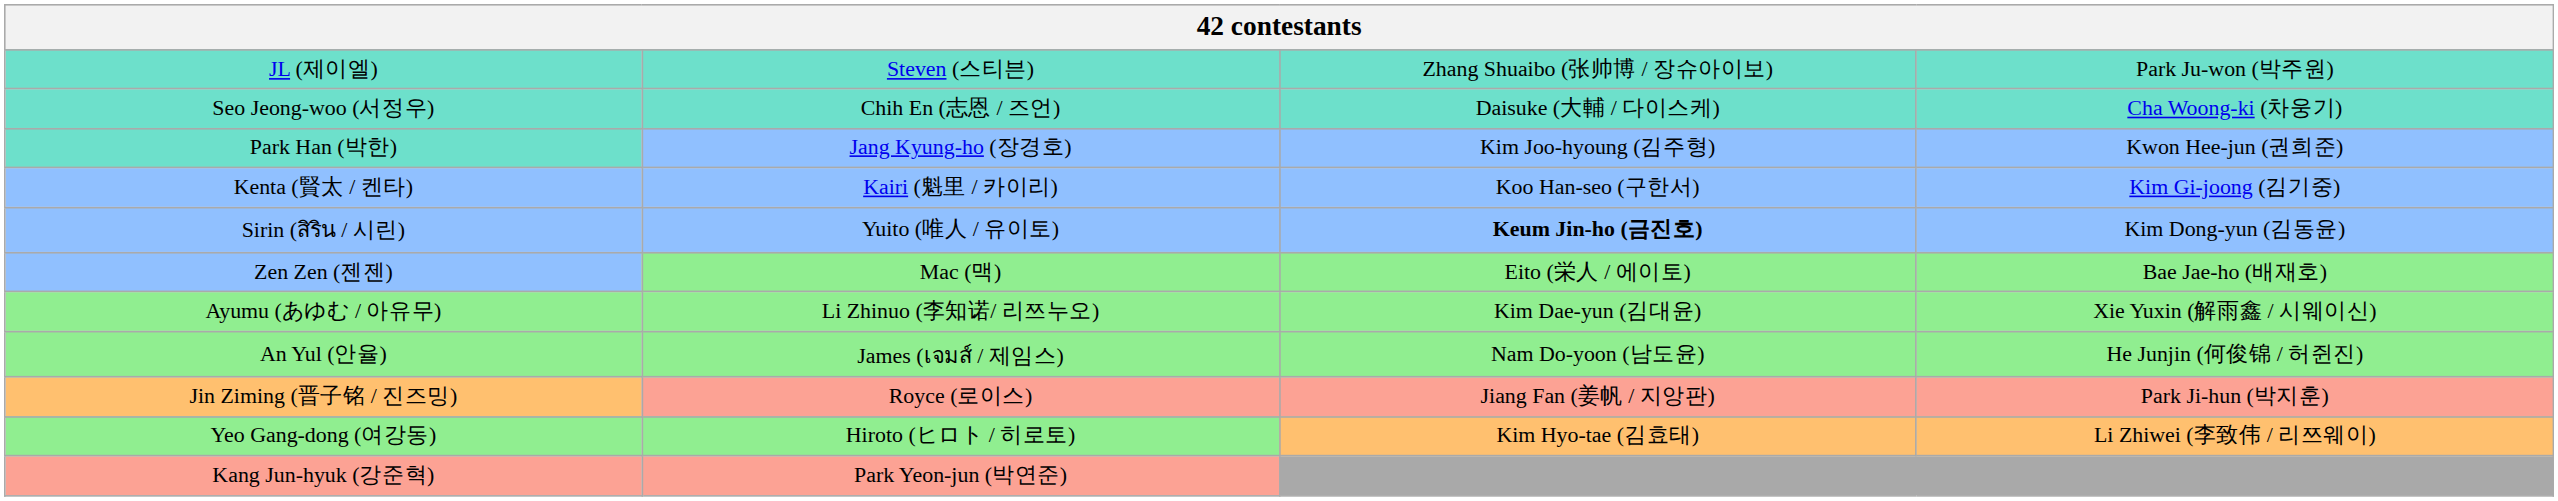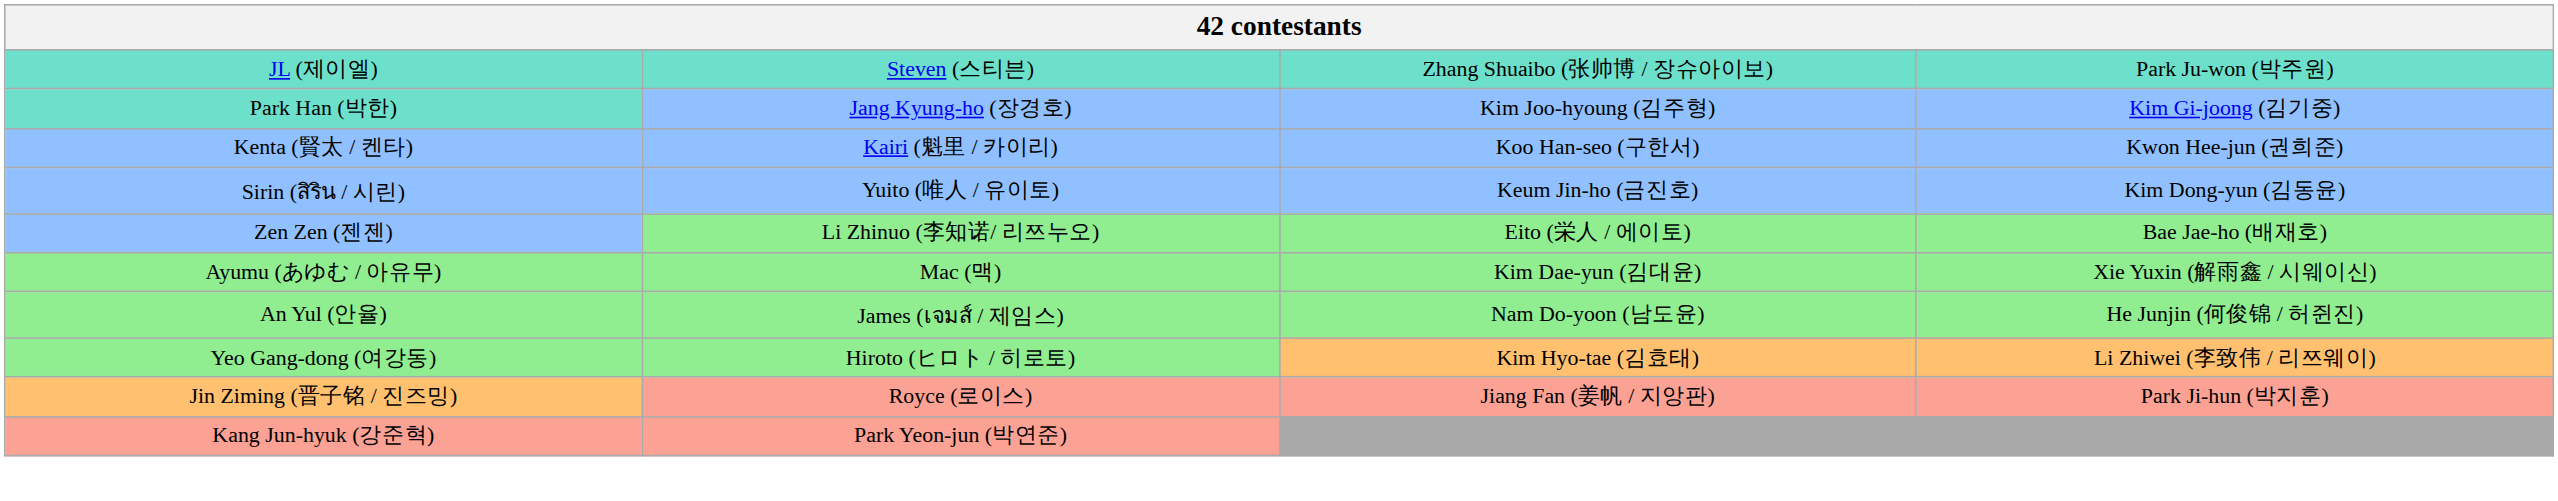- row: (323, 107)
(2235, 147) Kwon Hee-jun (권희준) -> (2235, 107) Kim Gi-joong (김기중)
(2235, 186) Kim Gi-joong (김기중) -> (2235, 147) Kwon Hee-jun (권희준)
(1598, 229) bold -> (1598, 189) normal
(961, 271) Mac (맥) -> (961, 232) Li Zhinuo (李知诺/ 리쯔누오)
(961, 310) Li Zhinuo (李知诺/ 리쯔누오) -> (961, 271) Mac (맥)
rows swapped: (323, 435) <-> (323, 396)
